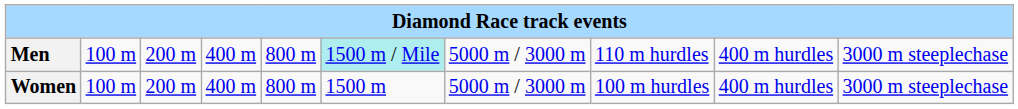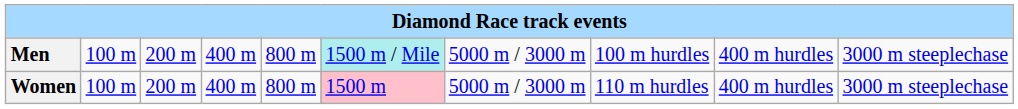(652, 54) 110 m hurdles -> (652, 54) 100 m hurdles
(356, 87) no background -> (356, 87) pink background
(652, 87) 100 m hurdles -> (652, 87) 110 m hurdles
